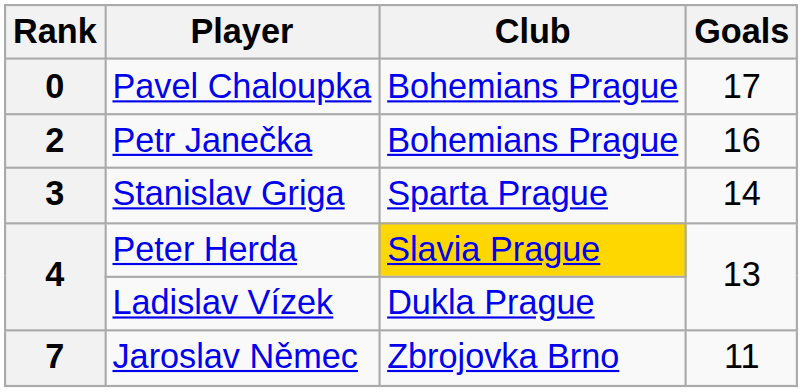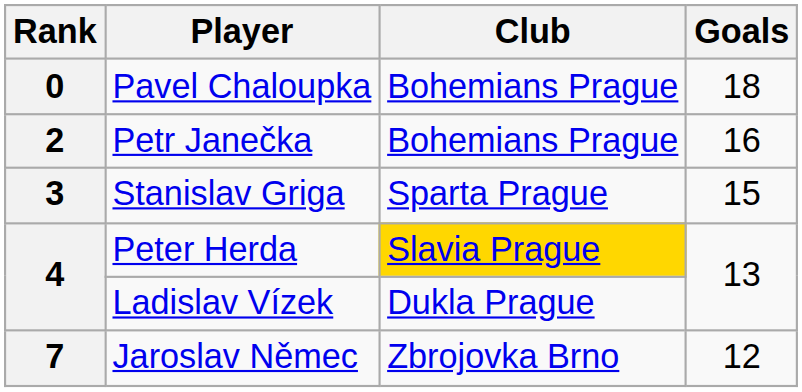(742, 85) 17 -> (742, 85) 18
(742, 194) 14 -> (742, 194) 15
(742, 357) 11 -> (742, 357) 12
